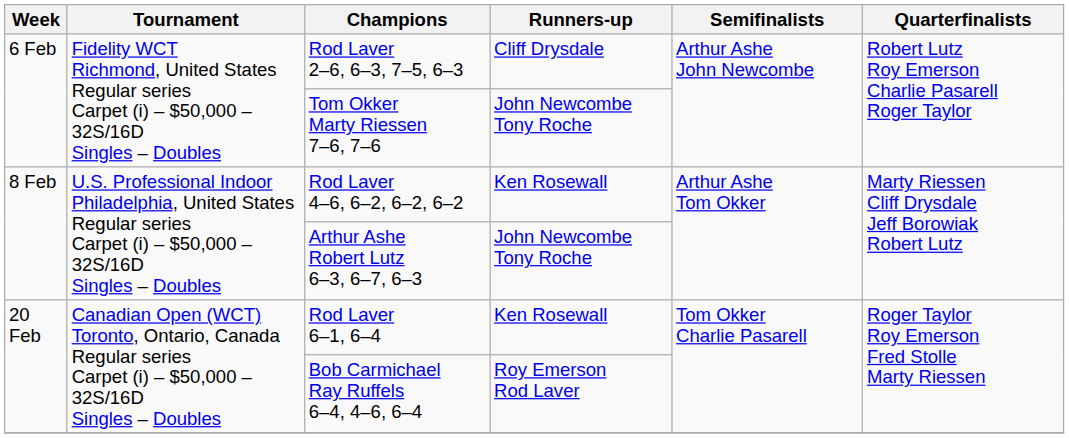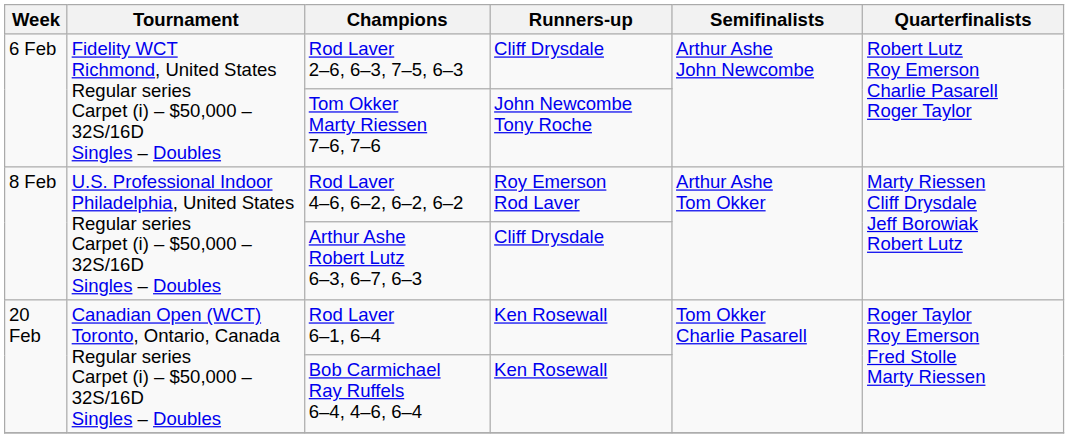(551, 182) Ken Rosewall -> (550, 192) Roy Emerson Rod Laver
(563, 247) John Newcombe Tony Roche -> (549, 237) Cliff Drysdale
(550, 380) Roy Emerson Rod Laver -> (551, 370) Ken Rosewall
